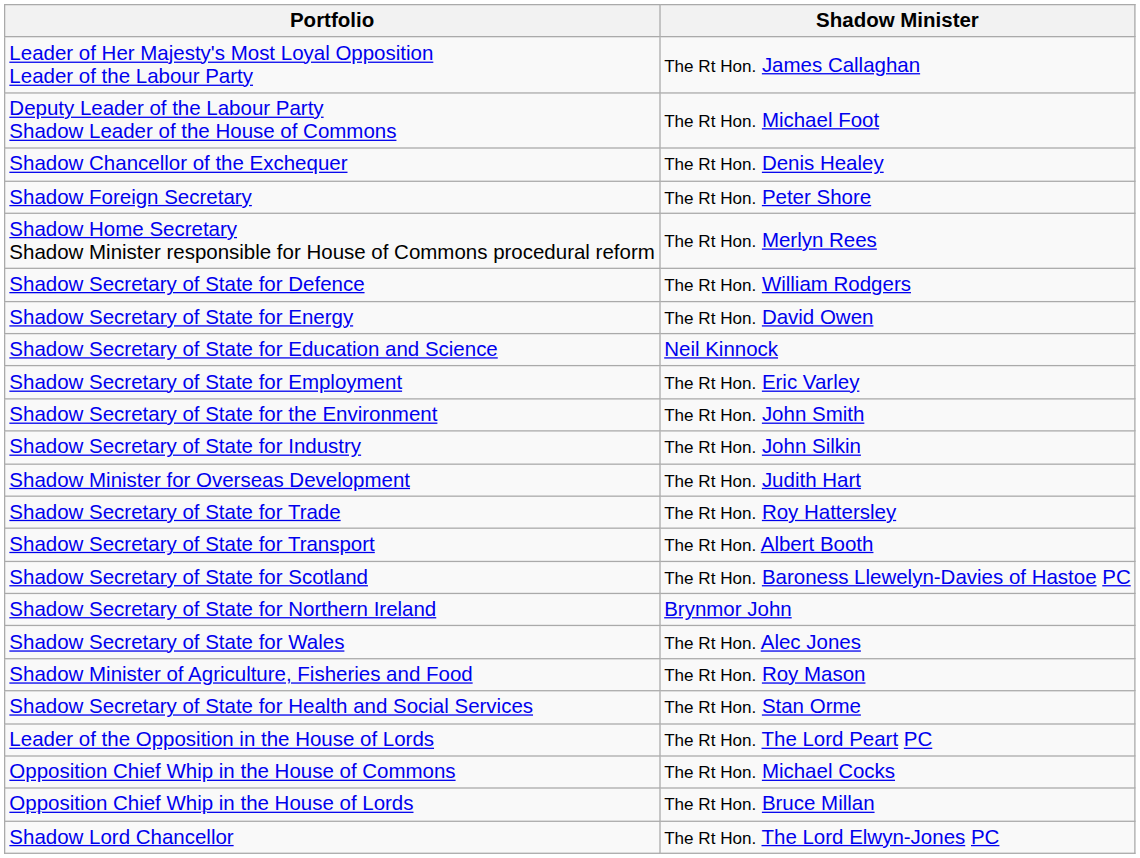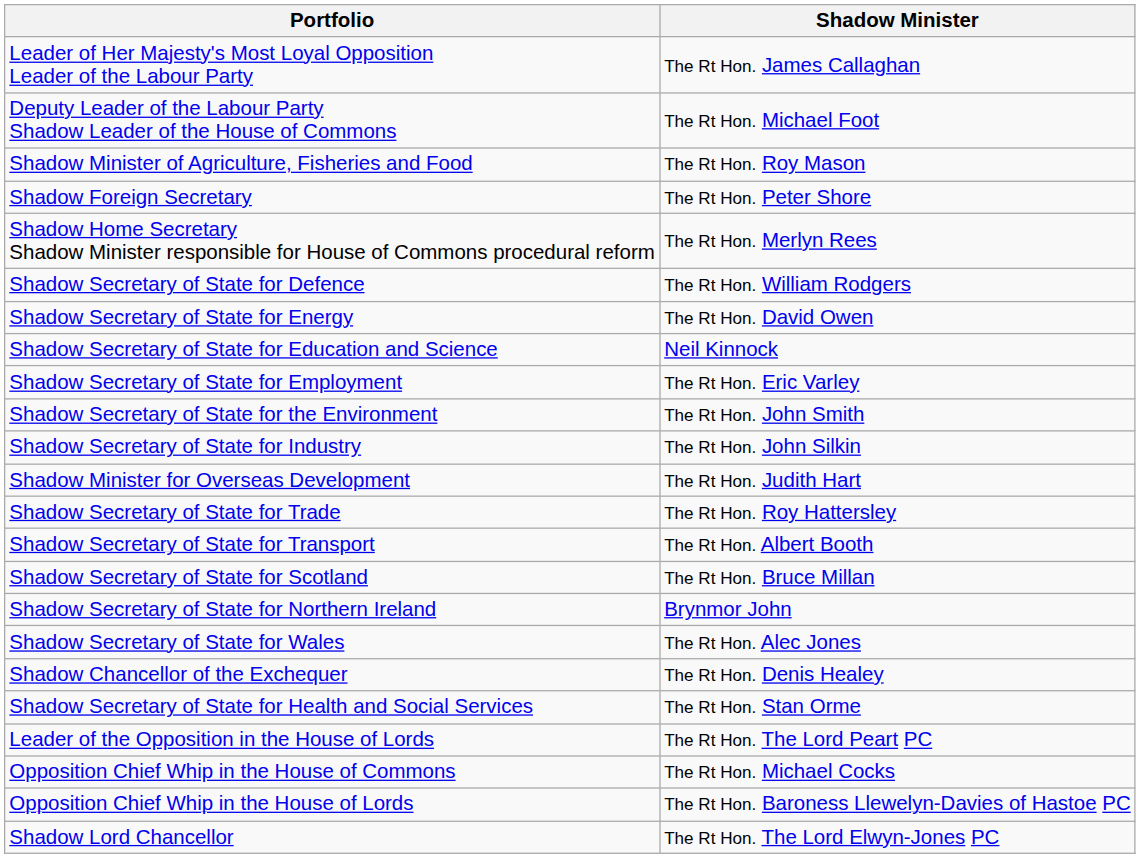rows swapped: (178, 164) <-> (241, 674)
(897, 577) The Rt Hon. Baroness Llewelyn-Davies of Hastoe PC -> (769, 577) The Rt Hon. Bruce Millan
(769, 804) The Rt Hon. Bruce Millan -> (897, 804) The Rt Hon. Baroness Llewelyn-Davies of Hastoe PC
